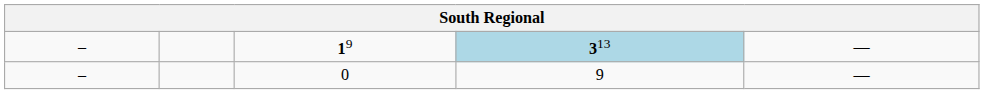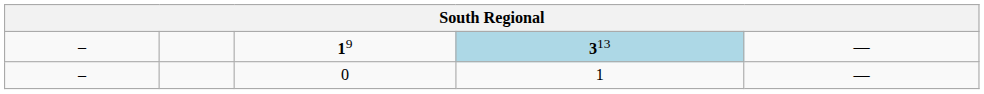(600, 75) 9 -> (600, 75) 1
